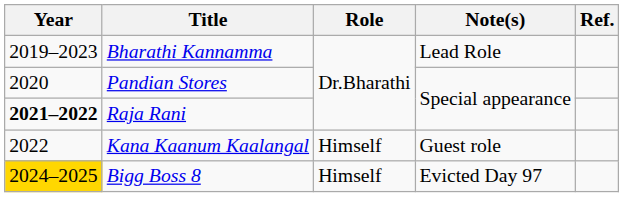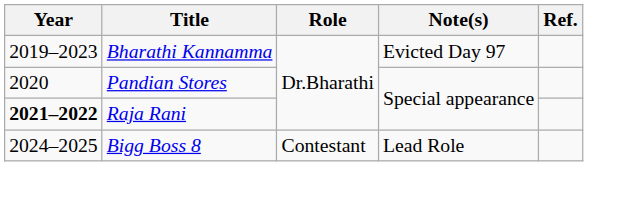(460, 51) Lead Role -> (444, 51) Evicted Day 97
- row: (208, 144)
(53, 176) gold background -> (53, 144) no background
(350, 176) Himself -> (324, 144) Contestant
(481, 176) Evicted Day 97 -> (424, 144) Lead Role
